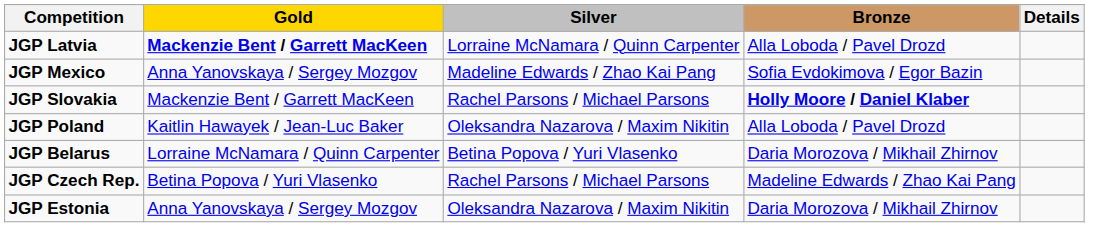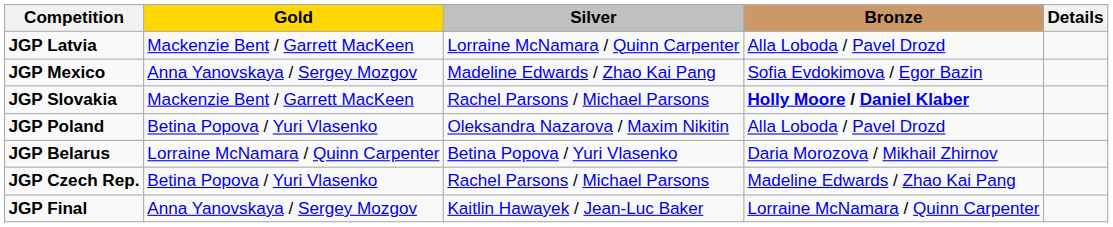(287, 45) bold -> (281, 45) normal
(275, 126) Kaitlin Hawayek / Jean-Luc Baker -> (262, 126) Betina Popova / Yuri Vlasenko
- row: (59, 208)
+ row: (48, 208)
